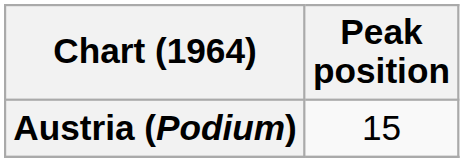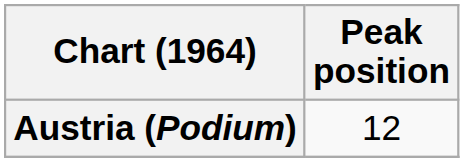(381, 127) 15 -> (381, 127) 12
